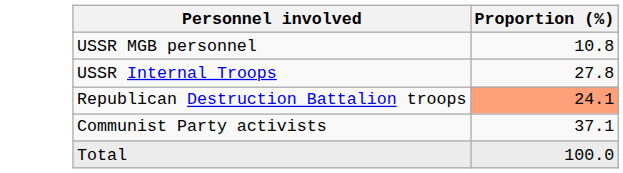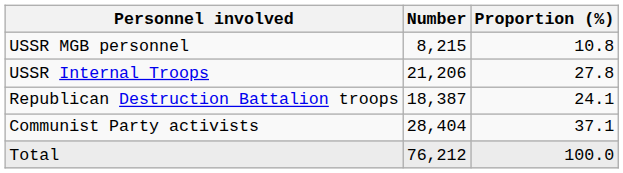+ column: (437, 19)
(594, 100) lightsalmon background -> (594, 100) no background
